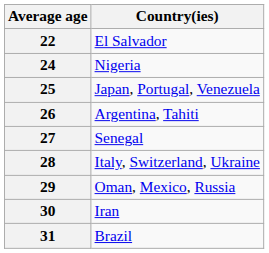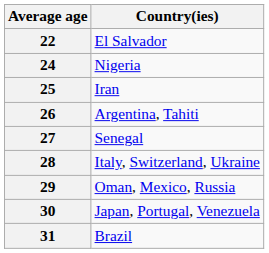(177, 89) Japan, Portugal, Venezuela -> (107, 89) Iran
(107, 211) Iran -> (177, 211) Japan, Portugal, Venezuela
